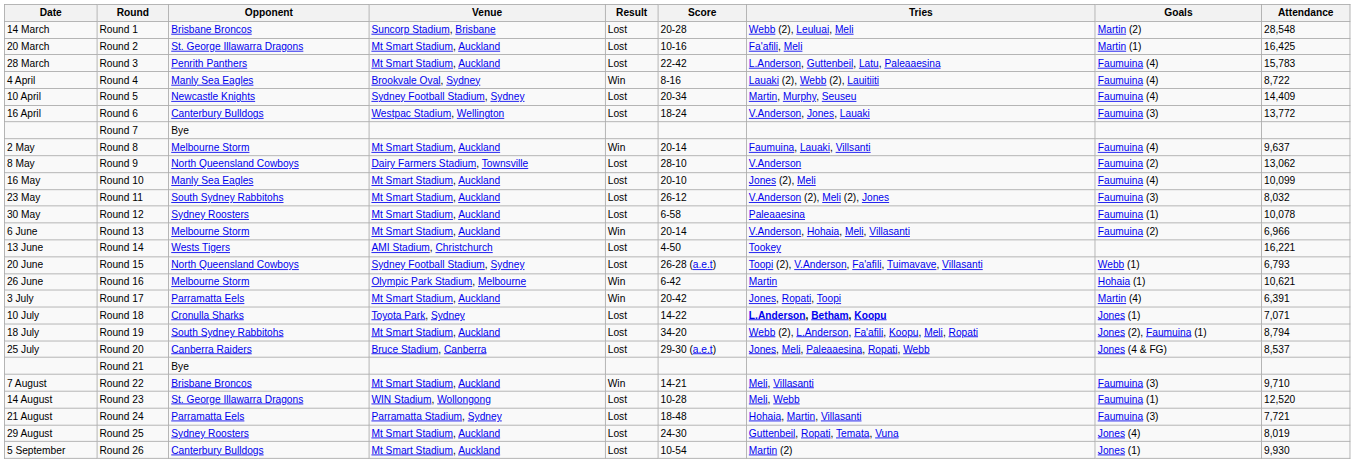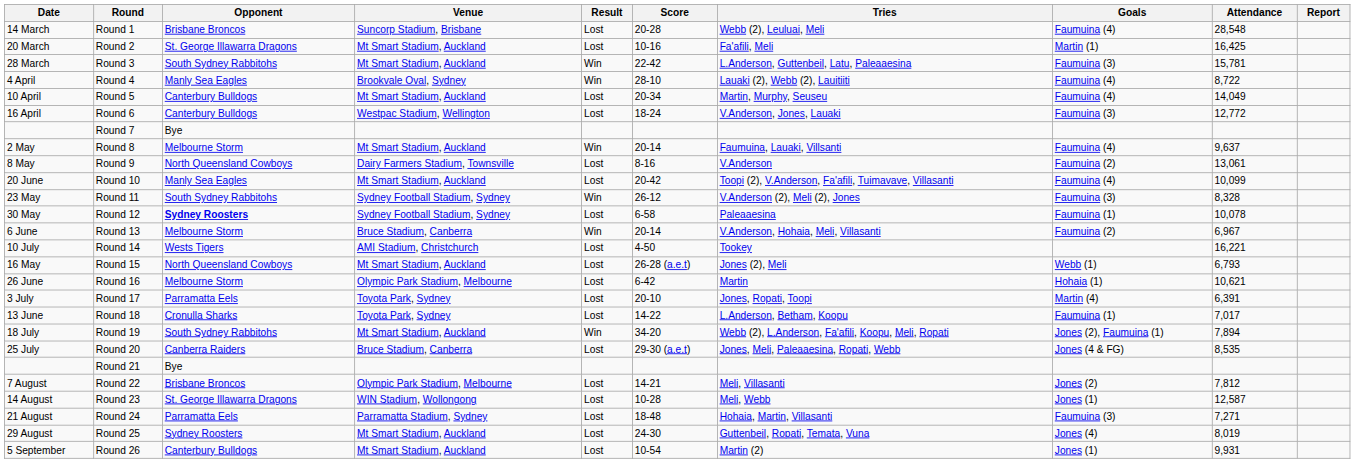+ column: (1323, 13)
(1120, 30) Martin (2) -> (1085, 30) Faumuina (4)
(209, 63) Penrith Panthers -> (221, 63) South Sydney Rabbitohs
(617, 63) Lost -> (593, 63) Win
(1128, 63) Faumuina (4) -> (1085, 63) Faumuina (3)
(1280, 63) 15,783 -> (1230, 63) 15,781
(671, 80) 8-16 -> (648, 80) 28-10
(213, 97) Newcastle Knights -> (211, 97) Canterbury Bulldogs
(448, 97) Sydney Football Stadium, Sydney -> (421, 97) Mt Smart Stadium, Auckland
(1280, 97) 14,409 -> (1230, 97) 14,049
(1280, 114) 13,772 -> (1230, 114) 12,772
(674, 164) 28-10 -> (645, 164) 8-16
(1280, 164) 13,062 -> (1230, 164) 13,061
(24, 181) 16 May -> (25, 181) 20 June
(674, 181) 20-10 -> (648, 181) 20-42
(782, 181) Jones (2), Meli -> (837, 181) Toopi (2), V.Anderson, Fa'afili, Tuimavave, Villasanti
(436, 198) Mt Smart Stadium, Auckland -> (434, 198) Sydney Football Stadium, Sydney
(617, 198) Lost -> (593, 198) Win
(1277, 198) 8,032 -> (1227, 198) 8,328
(210, 215) normal -> (206, 215) bold
(436, 215) Mt Smart Stadium, Auckland -> (434, 215) Sydney Football Stadium, Sydney
(436, 231) Mt Smart Stadium, Auckland -> (415, 231) Bruce Stadium, Canberra
(1277, 231) 6,966 -> (1227, 231) 6,967
(25, 248) 13 June -> (23, 248) 10 July
(25, 265) 20 June -> (24, 265) 16 May
(448, 265) Sydney Football Stadium, Sydney -> (421, 265) Mt Smart Stadium, Auckland
(866, 265) Toopi (2), V.Anderson, Fa'afili, Tuimavave, Villasanti -> (753, 265) Jones (2), Meli
(617, 282) Win -> (594, 282) Lost
(436, 299) Mt Smart Stadium, Auckland -> (404, 299) Toyota Park, Sydney
(617, 299) Win -> (594, 299) Lost
(674, 299) 20-42 -> (648, 299) 20-10
(23, 315) 10 July -> (25, 315) 13 June
(818, 315) bold -> (784, 315) normal
(1119, 315) Jones (1) -> (1085, 315) Faumuina (1)
(1277, 315) 7,071 -> (1227, 315) 7,017
(617, 332) Lost -> (593, 332) Win
(1277, 332) 8,794 -> (1227, 332) 7,894
(1277, 349) 8,537 -> (1227, 349) 8,535
(436, 383) Mt Smart Stadium, Auckland -> (434, 383) Olympic Park Stadium, Melbourne
(617, 383) Win -> (594, 383) Lost
(1128, 383) Faumuina (3) -> (1076, 383) Jones (2)
(1277, 383) 9,710 -> (1227, 383) 7,812
(1128, 400) Faumuina (1) -> (1076, 400) Jones (1)
(1280, 400) 12,520 -> (1230, 400) 12,587
(1277, 416) 7,721 -> (1227, 416) 7,271
(1277, 450) 9,930 -> (1227, 450) 9,931
